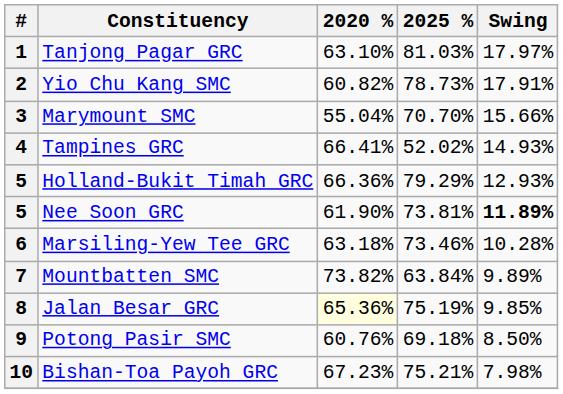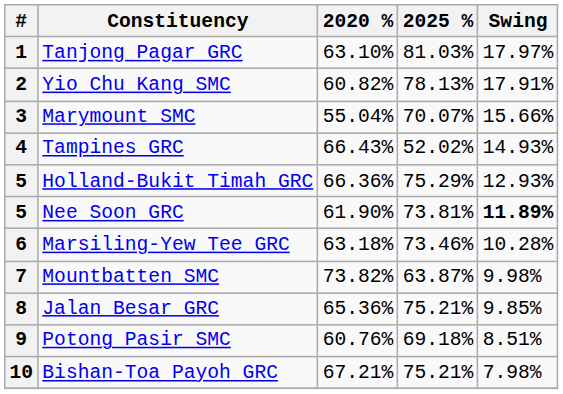(438, 85) 78.73% -> (438, 85) 78.13%
(438, 117) 70.70% -> (438, 117) 70.07%
(358, 149) 66.41% -> (358, 149) 66.43%
(438, 181) 79.29% -> (438, 181) 75.29%
(438, 277) 63.84% -> (438, 277) 63.87%
(512, 277) 9.89% -> (512, 277) 9.98%
(358, 309) lightyellow background -> (358, 309) no background
(438, 309) 75.19% -> (438, 309) 75.21%
(512, 341) 8.50% -> (512, 341) 8.51%
(358, 373) 67.23% -> (358, 373) 67.21%
